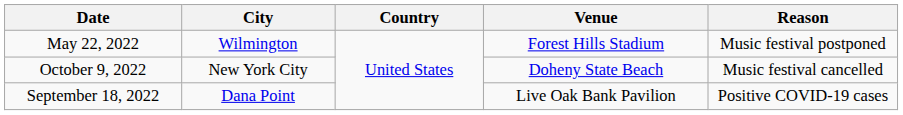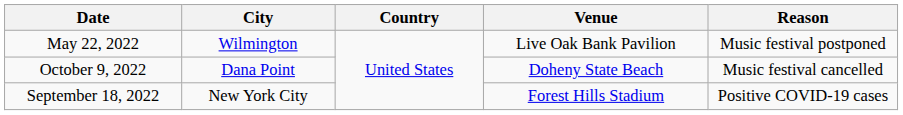(596, 43) Forest Hills Stadium -> (596, 43) Live Oak Bank Pavilion
(258, 69) New York City -> (258, 69) Dana Point
(258, 95) Dana Point -> (258, 95) New York City
(596, 95) Live Oak Bank Pavilion -> (596, 95) Forest Hills Stadium
